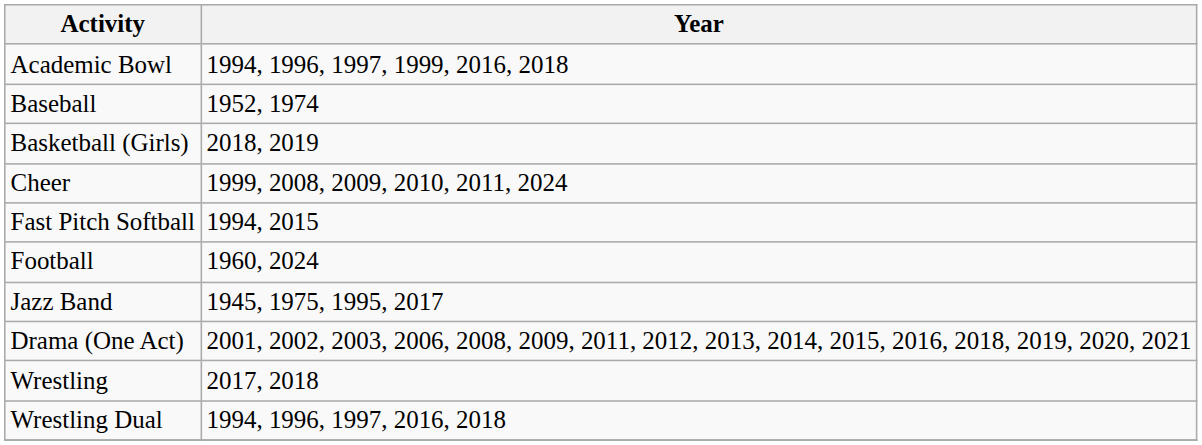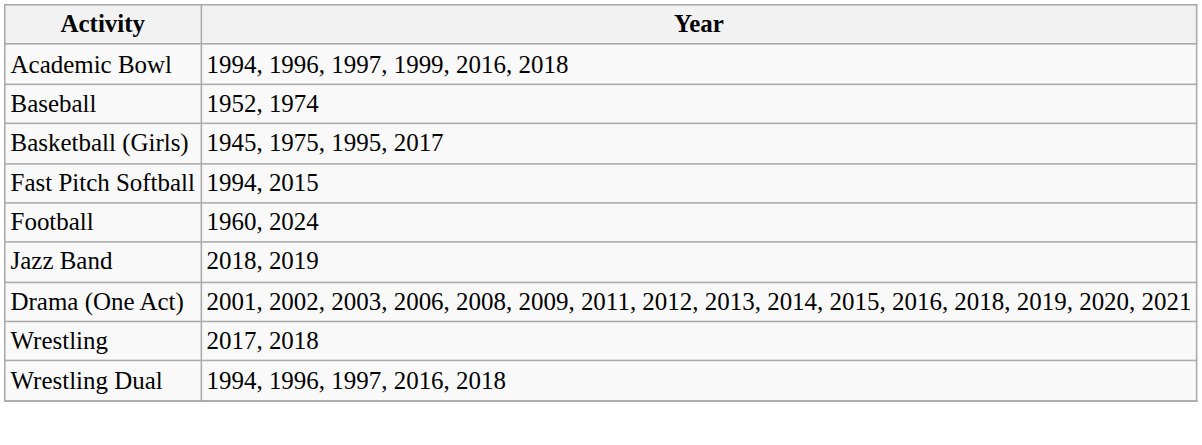(263, 143) 2018, 2019 -> (325, 143) 1945, 1975, 1995, 2017
- row: (40, 182)
(325, 301) 1945, 1975, 1995, 2017 -> (263, 261) 2018, 2019
